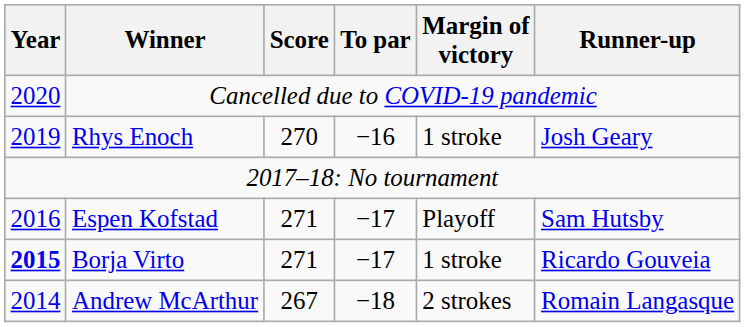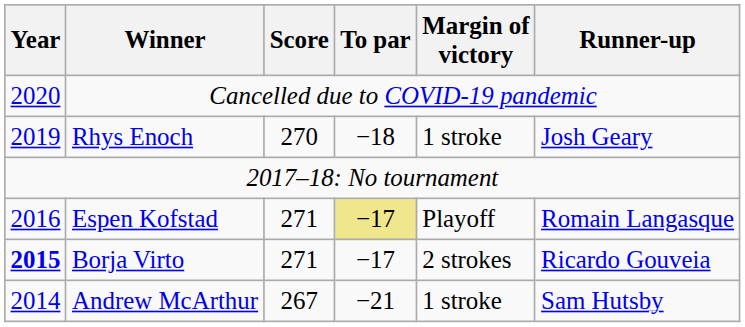(375, 136) −16 -> (375, 136) −18
(375, 219) no background -> (375, 219) khaki background
(602, 219) Sam Hutsby -> (638, 219) Romain Langasque
(462, 260) 1 stroke -> (467, 260) 2 strokes
(375, 301) −18 -> (375, 301) −21
(467, 301) 2 strokes -> (462, 301) 1 stroke
(638, 301) Romain Langasque -> (602, 301) Sam Hutsby
